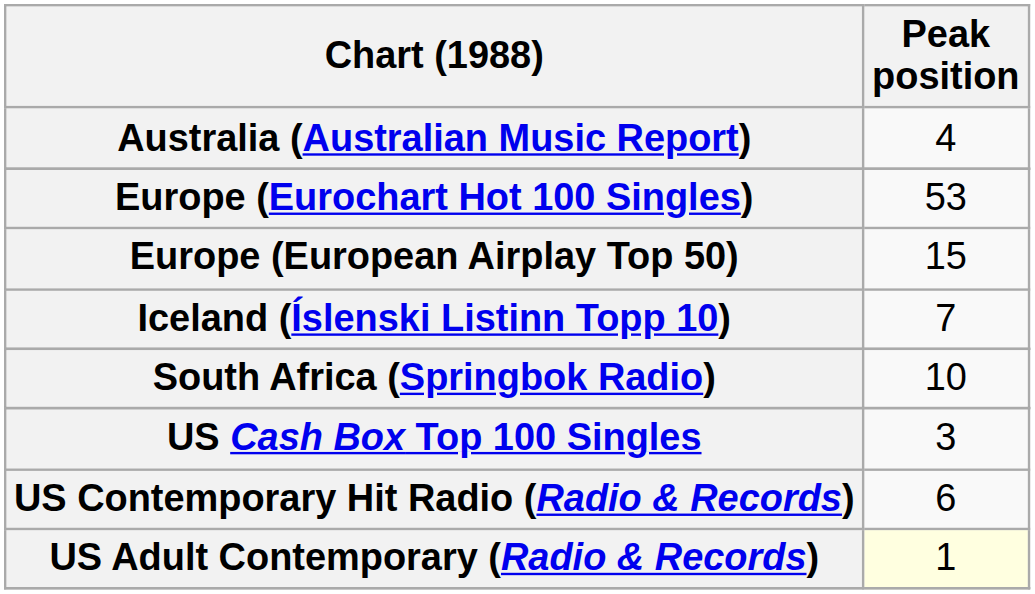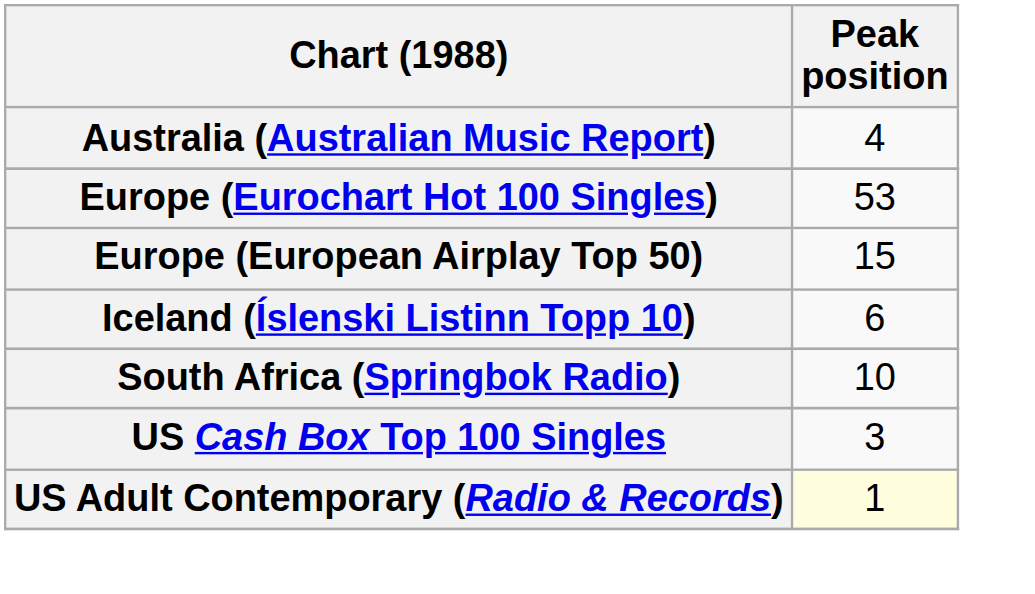(946, 317) 7 -> (875, 317) 6
- row: (434, 498)
